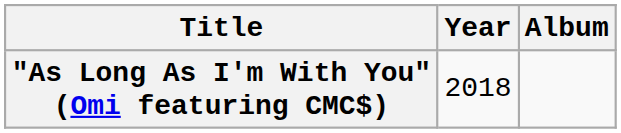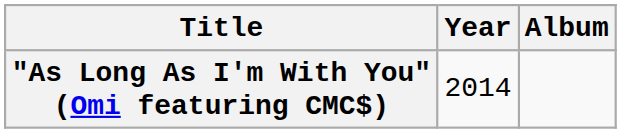(478, 90) 2018 -> (478, 90) 2014
